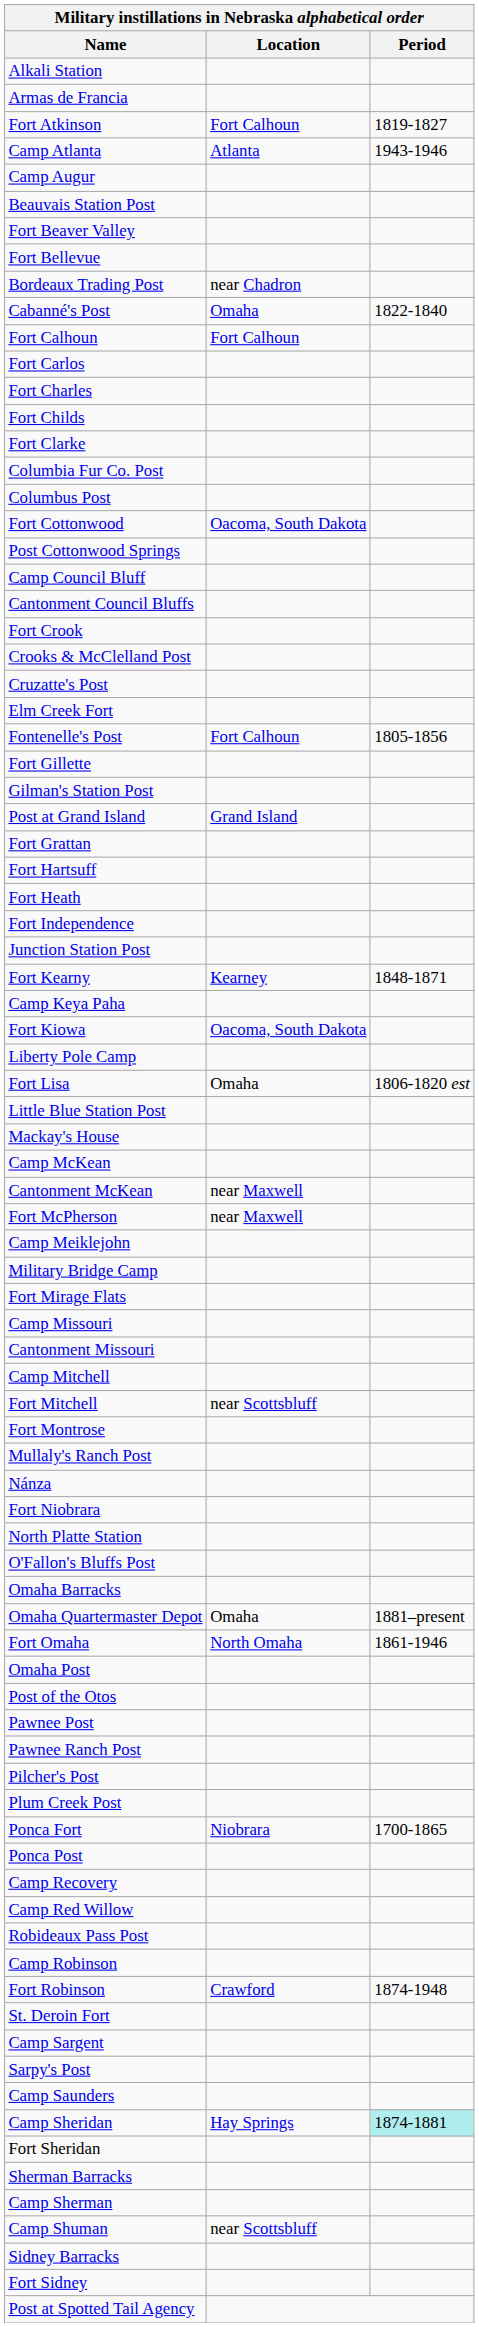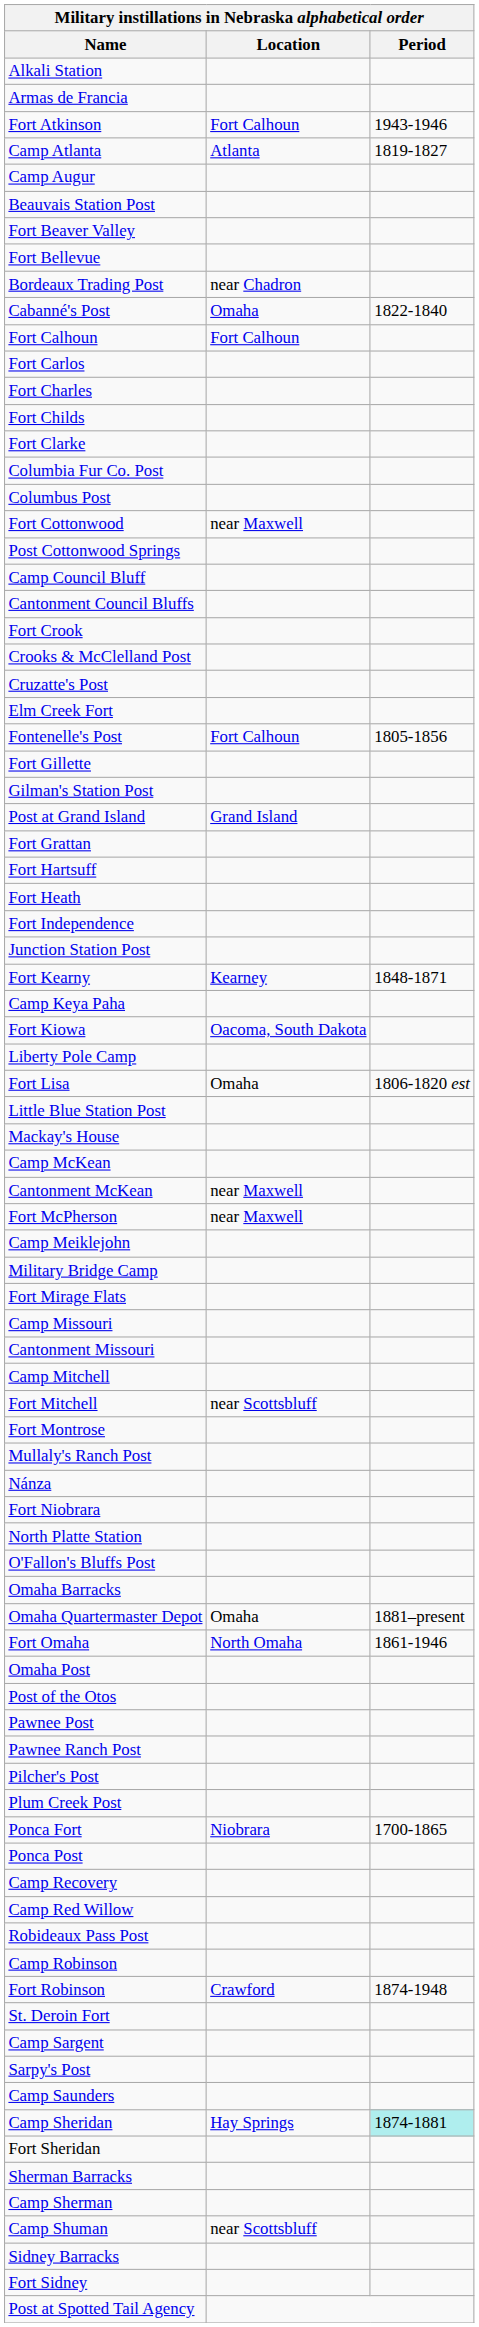(411, 124) 1819-1827 -> (411, 124) 1943-1946
(411, 151) 1943-1946 -> (411, 151) 1819-1827
(288, 524) Oacoma, South Dakota -> (257, 524) near Maxwell
